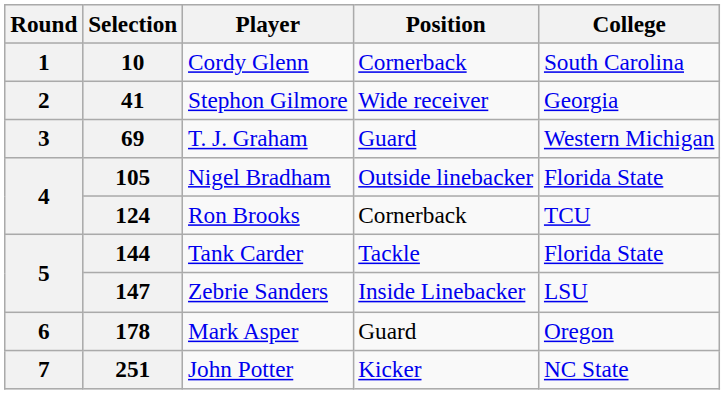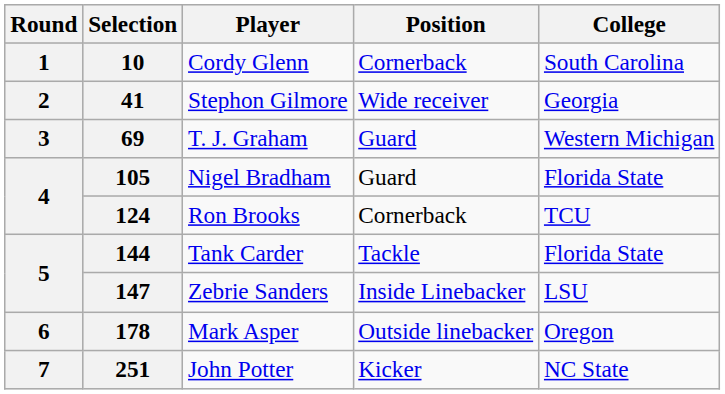(446, 177) Outside linebacker -> (387, 177) Guard
(387, 330) Guard -> (446, 330) Outside linebacker
